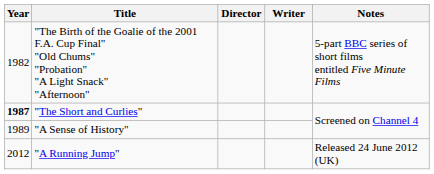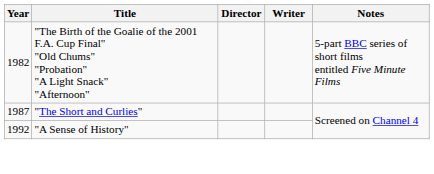(18, 111) bold -> (18, 111) normal
(18, 129) 1989 -> (18, 129) 1992
- row: (77, 153)
